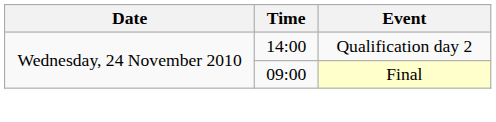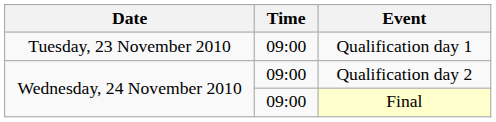+ row: (404, 46)
(286, 46) 14:00 -> (286, 74) 09:00
